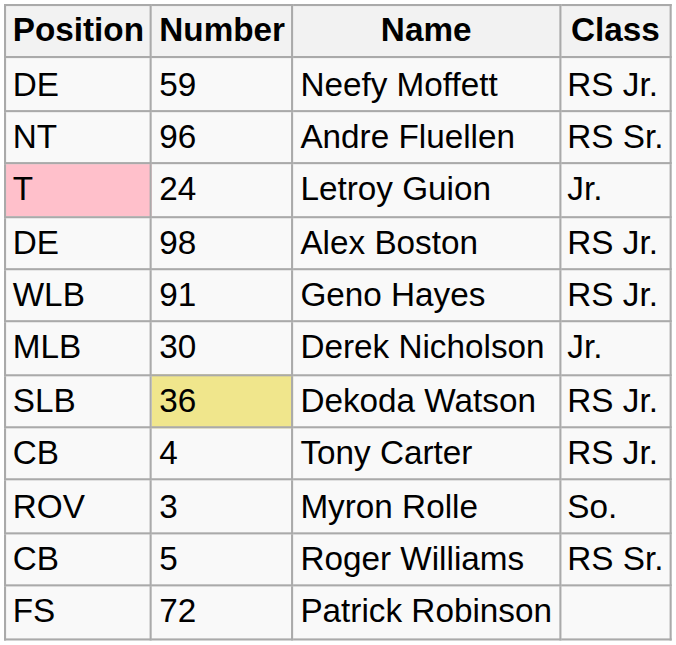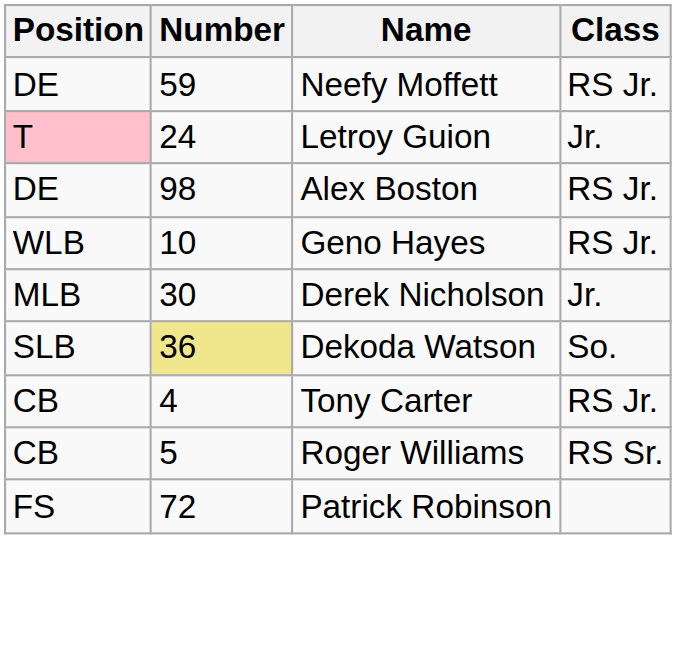- row: (408, 136)
(178, 294) 91 -> (178, 242) 10
(613, 400) RS Jr. -> (592, 347) So.
- row: (389, 505)
